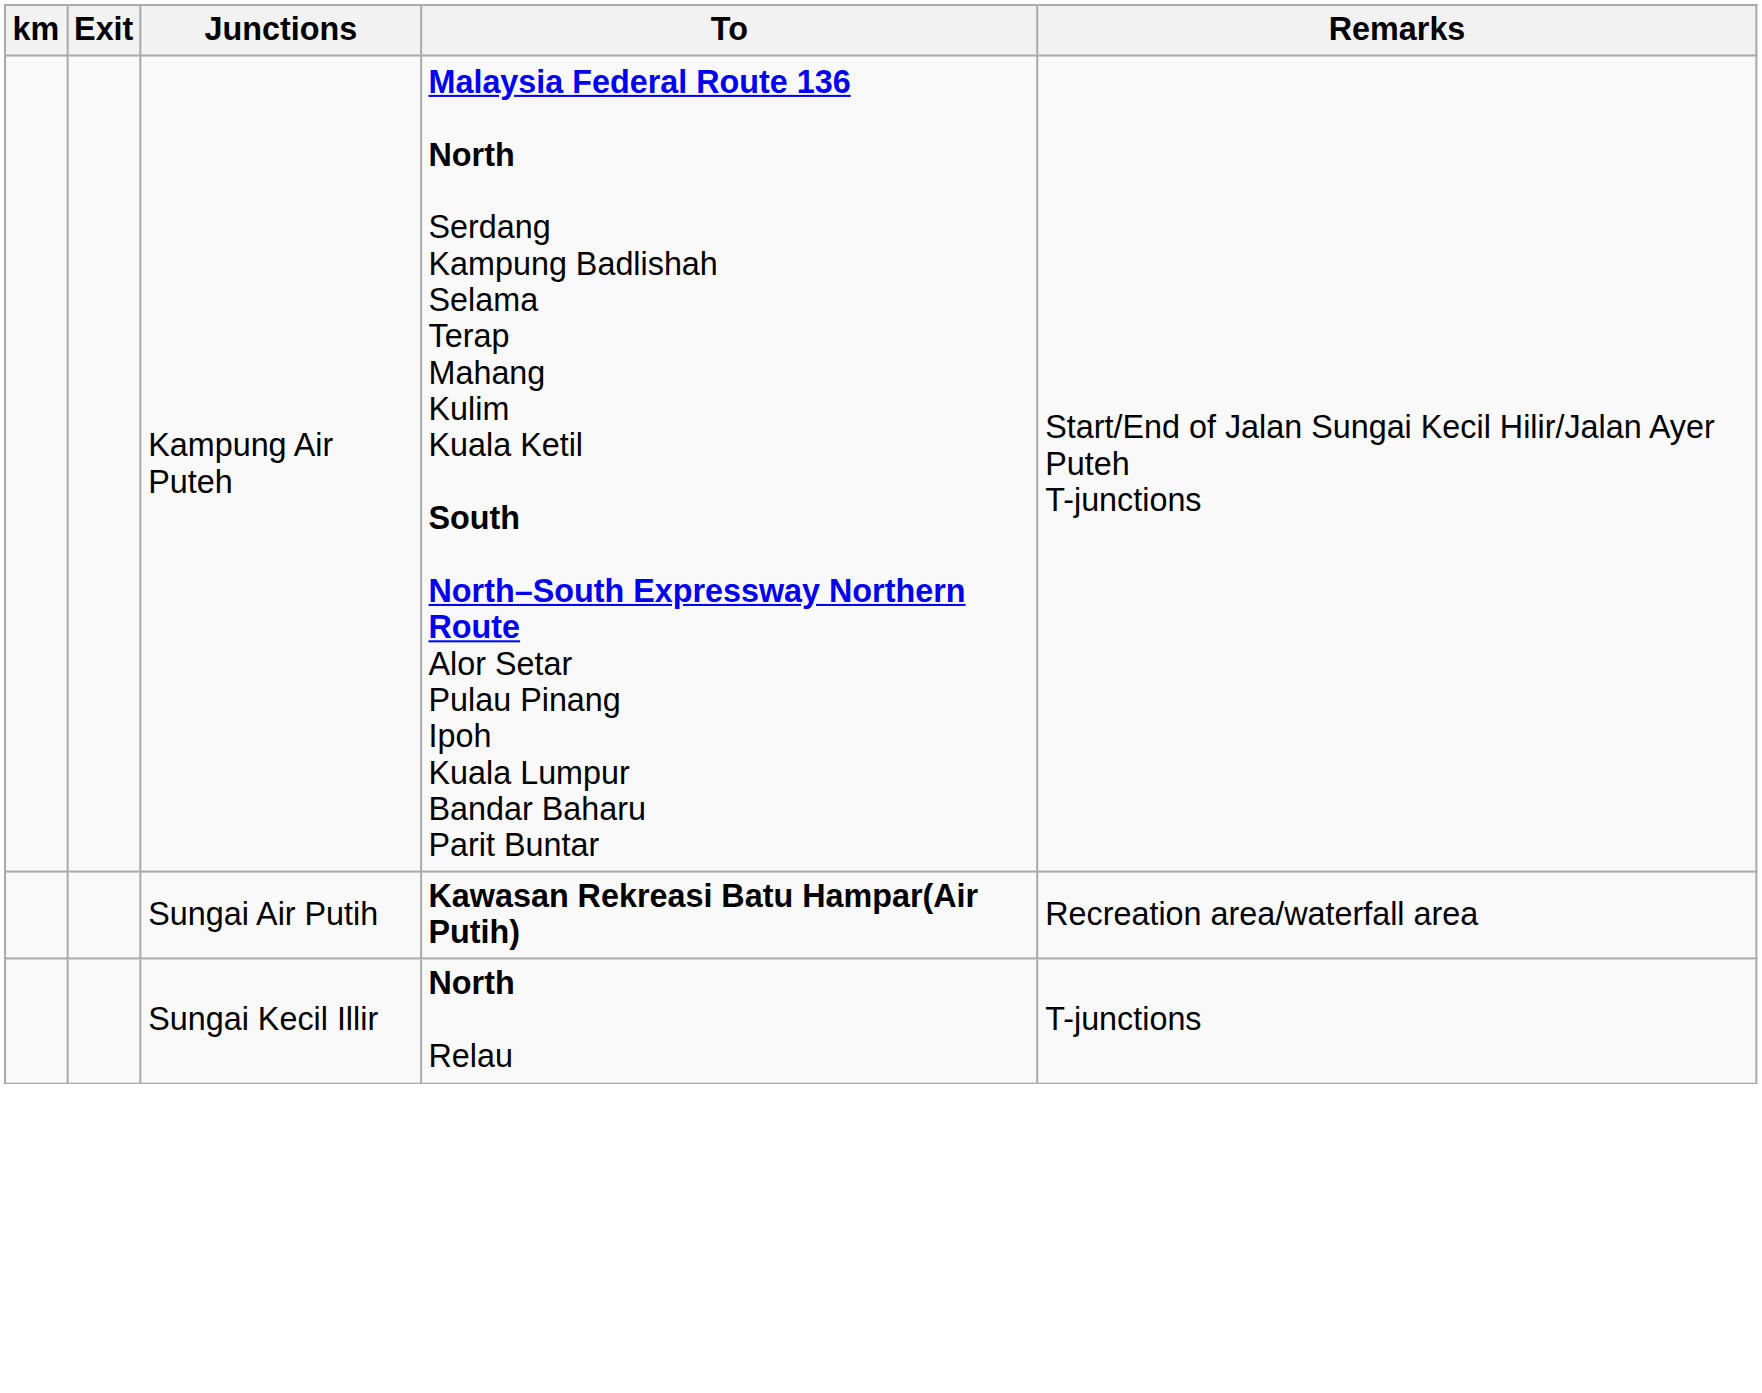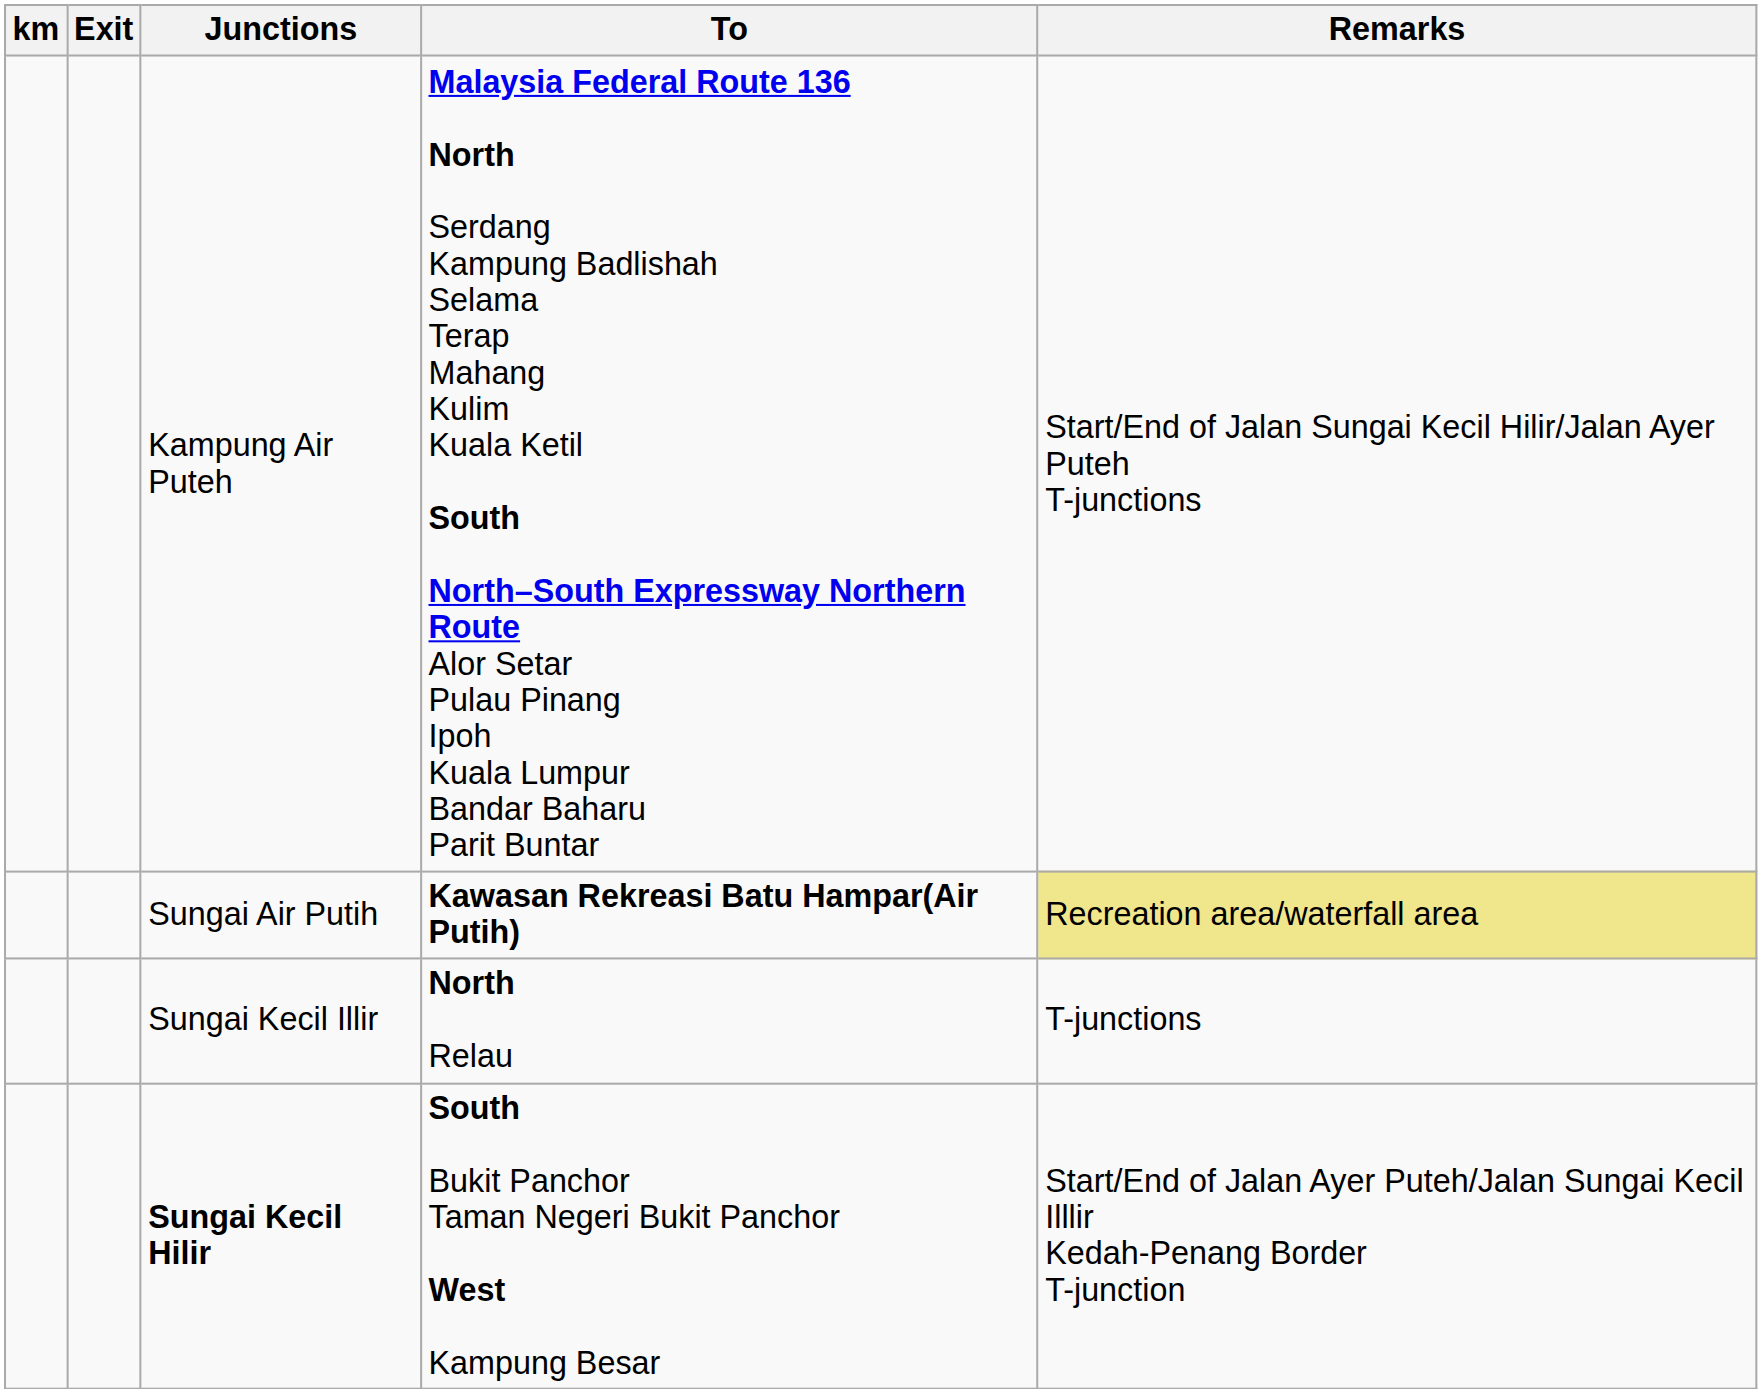(1262, 914) no background -> (1262, 914) khaki background
+ row: (245, 1235)
